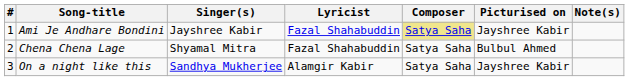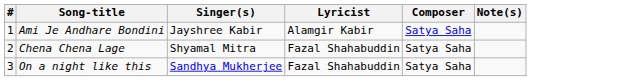- column: (523, 14)
(344, 31) Fazal Shahabuddin -> (331, 31) Alamgir Kabir
(438, 31) khaki background -> (438, 31) no background
(331, 67) Alamgir Kabir -> (344, 67) Fazal Shahabuddin
